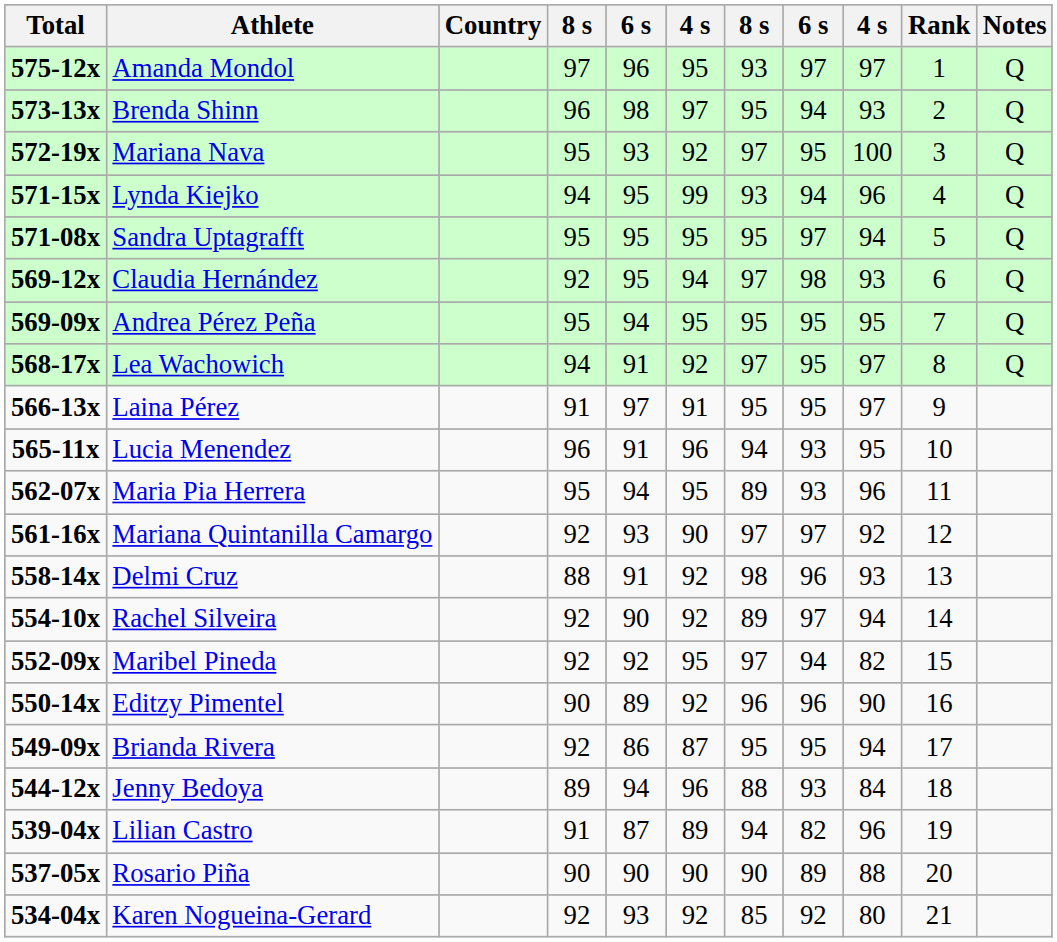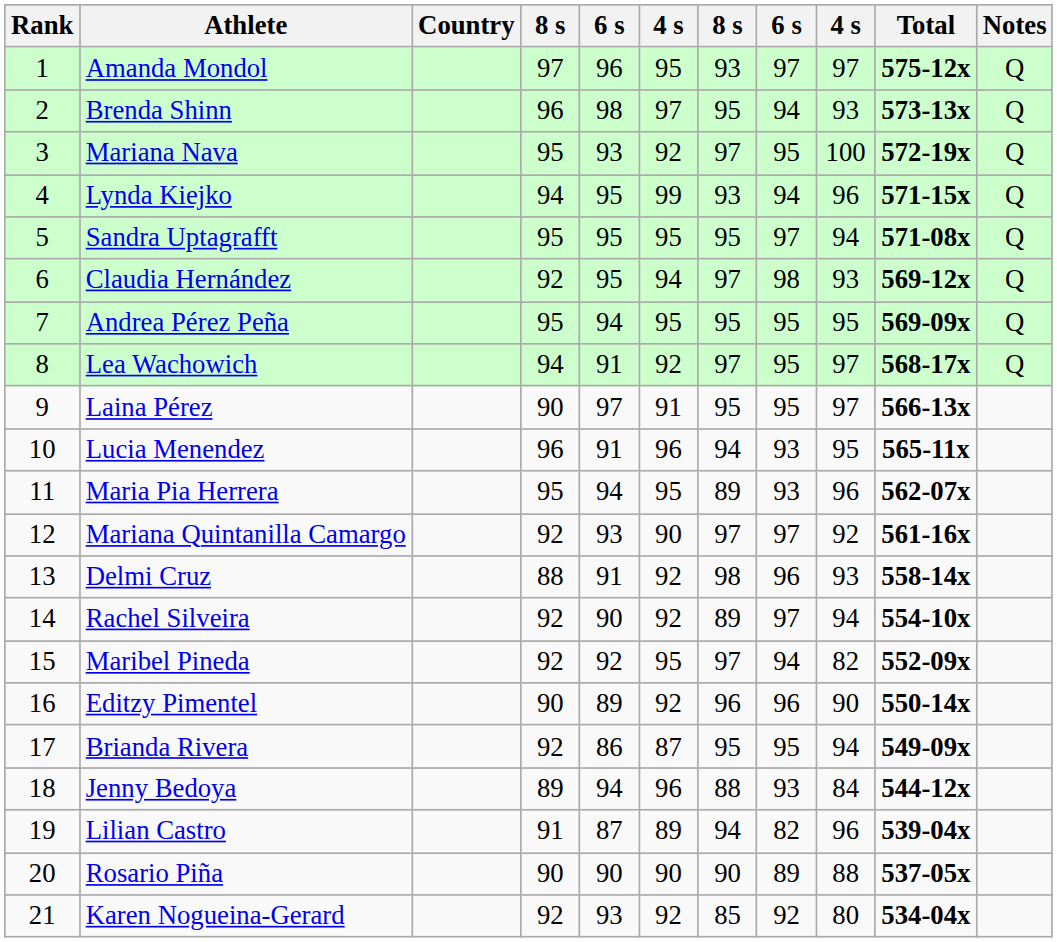columns swapped: (939, 25) <-> (56, 25)
(577, 407) 91 -> (550, 407) 90
